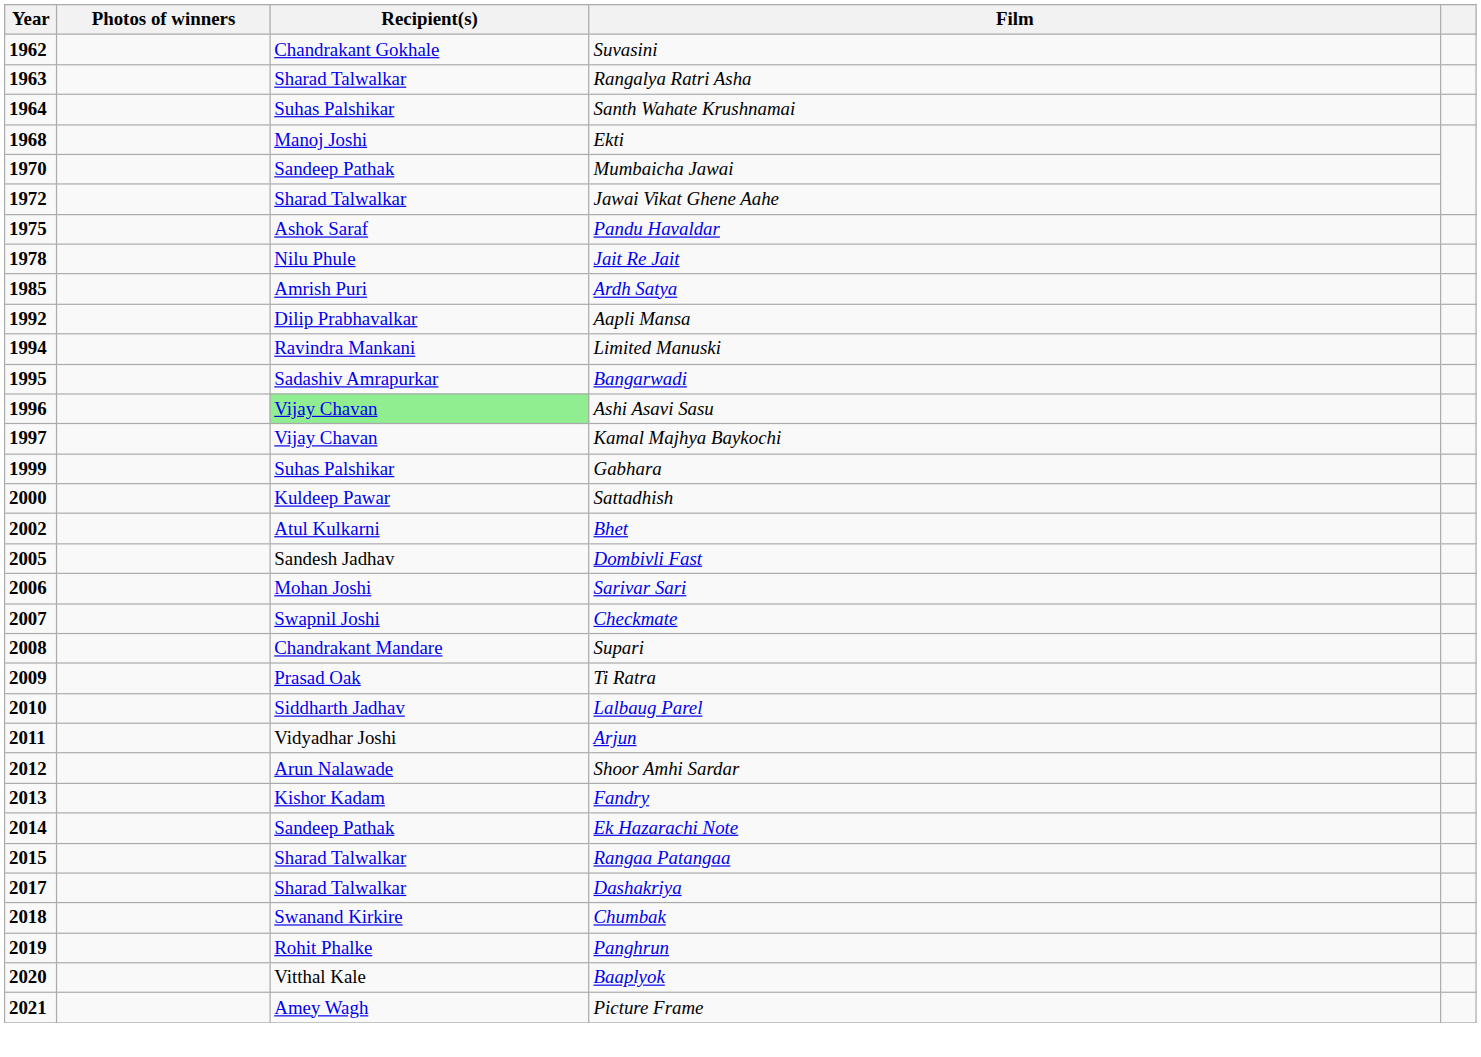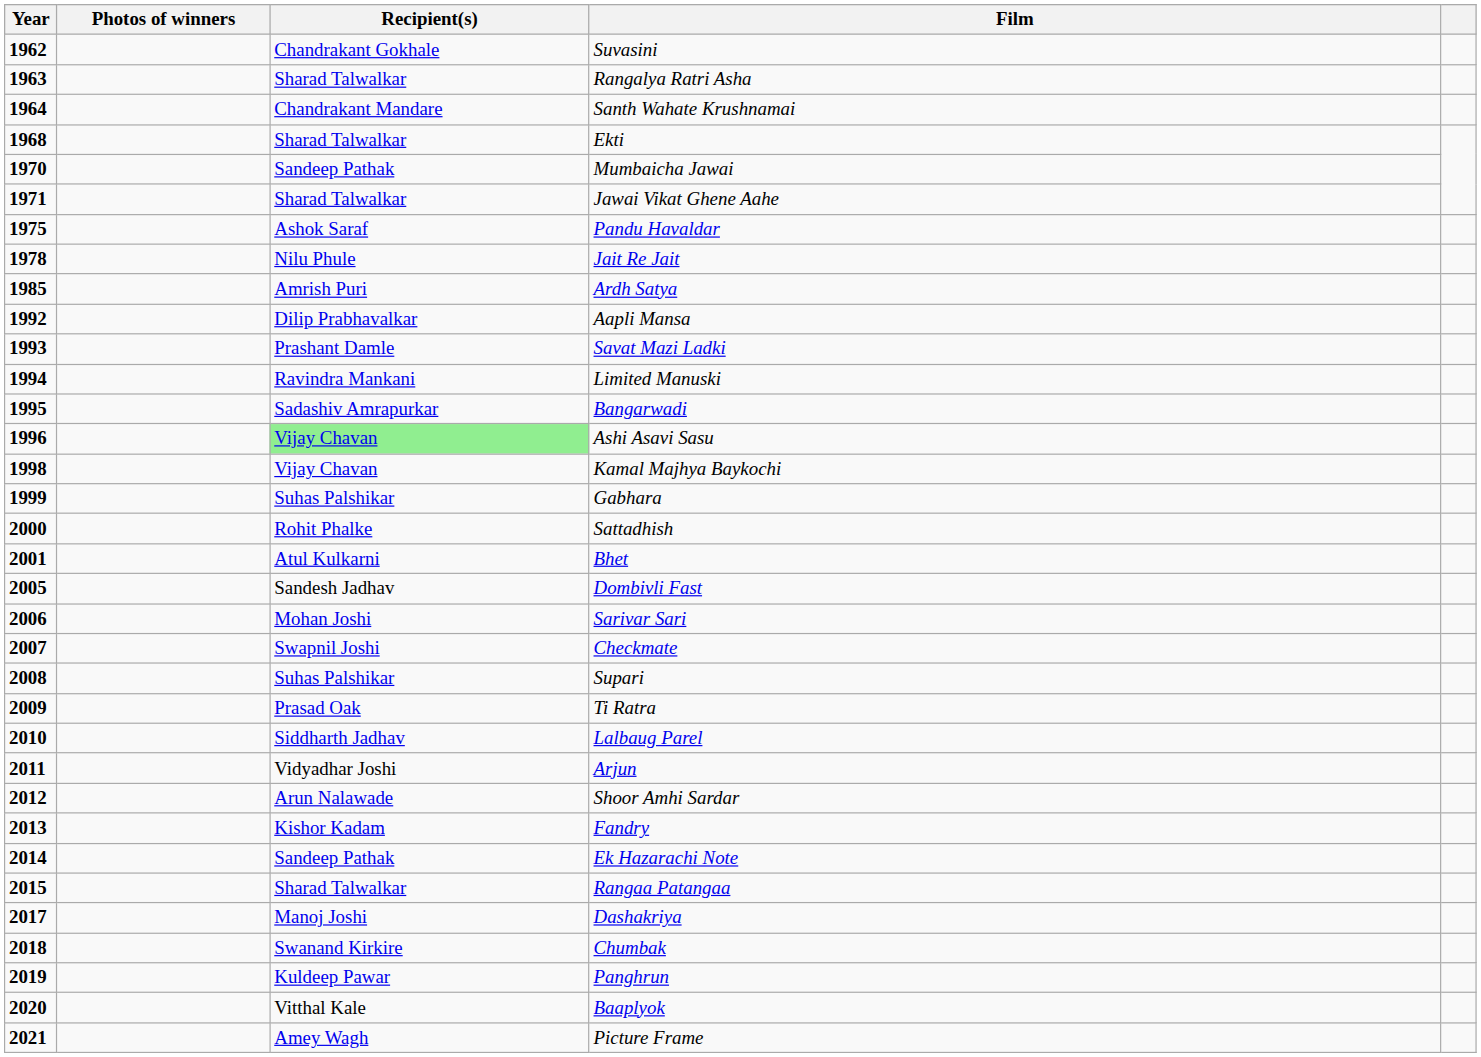(334, 109) Suhas Palshikar -> (358, 109) Chandrakant Mandare
(321, 139) Manoj Joshi -> (340, 139) Sharad Talwalkar
(28, 199) 1972 -> (28, 199) 1971
+ row: (660, 348)
(28, 438) 1997 -> (28, 468) 1998
(332, 498) Kuldeep Pawar -> (323, 528) Rohit Phalke
(28, 528) 2002 -> (28, 558) 2001
(358, 648) Chandrakant Mandare -> (334, 678) Suhas Palshikar
(340, 887) Sharad Talwalkar -> (321, 917) Manoj Joshi
(323, 947) Rohit Phalke -> (332, 977) Kuldeep Pawar
